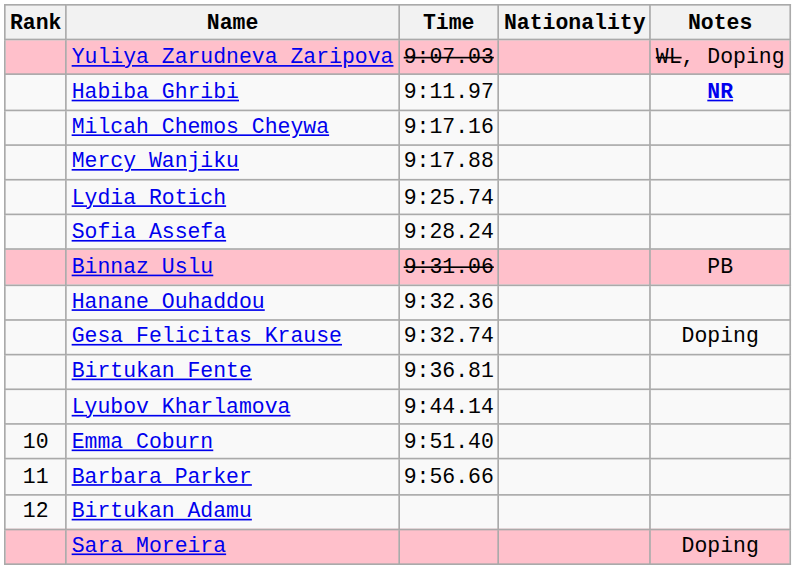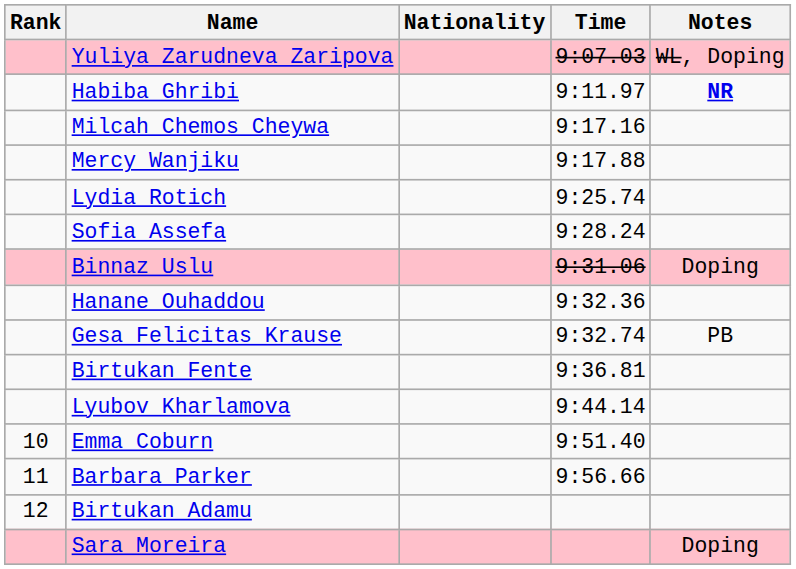columns swapped: (575, 22) <-> (449, 22)
(720, 267) PB -> (720, 267) Doping
(720, 337) Doping -> (720, 337) PB
